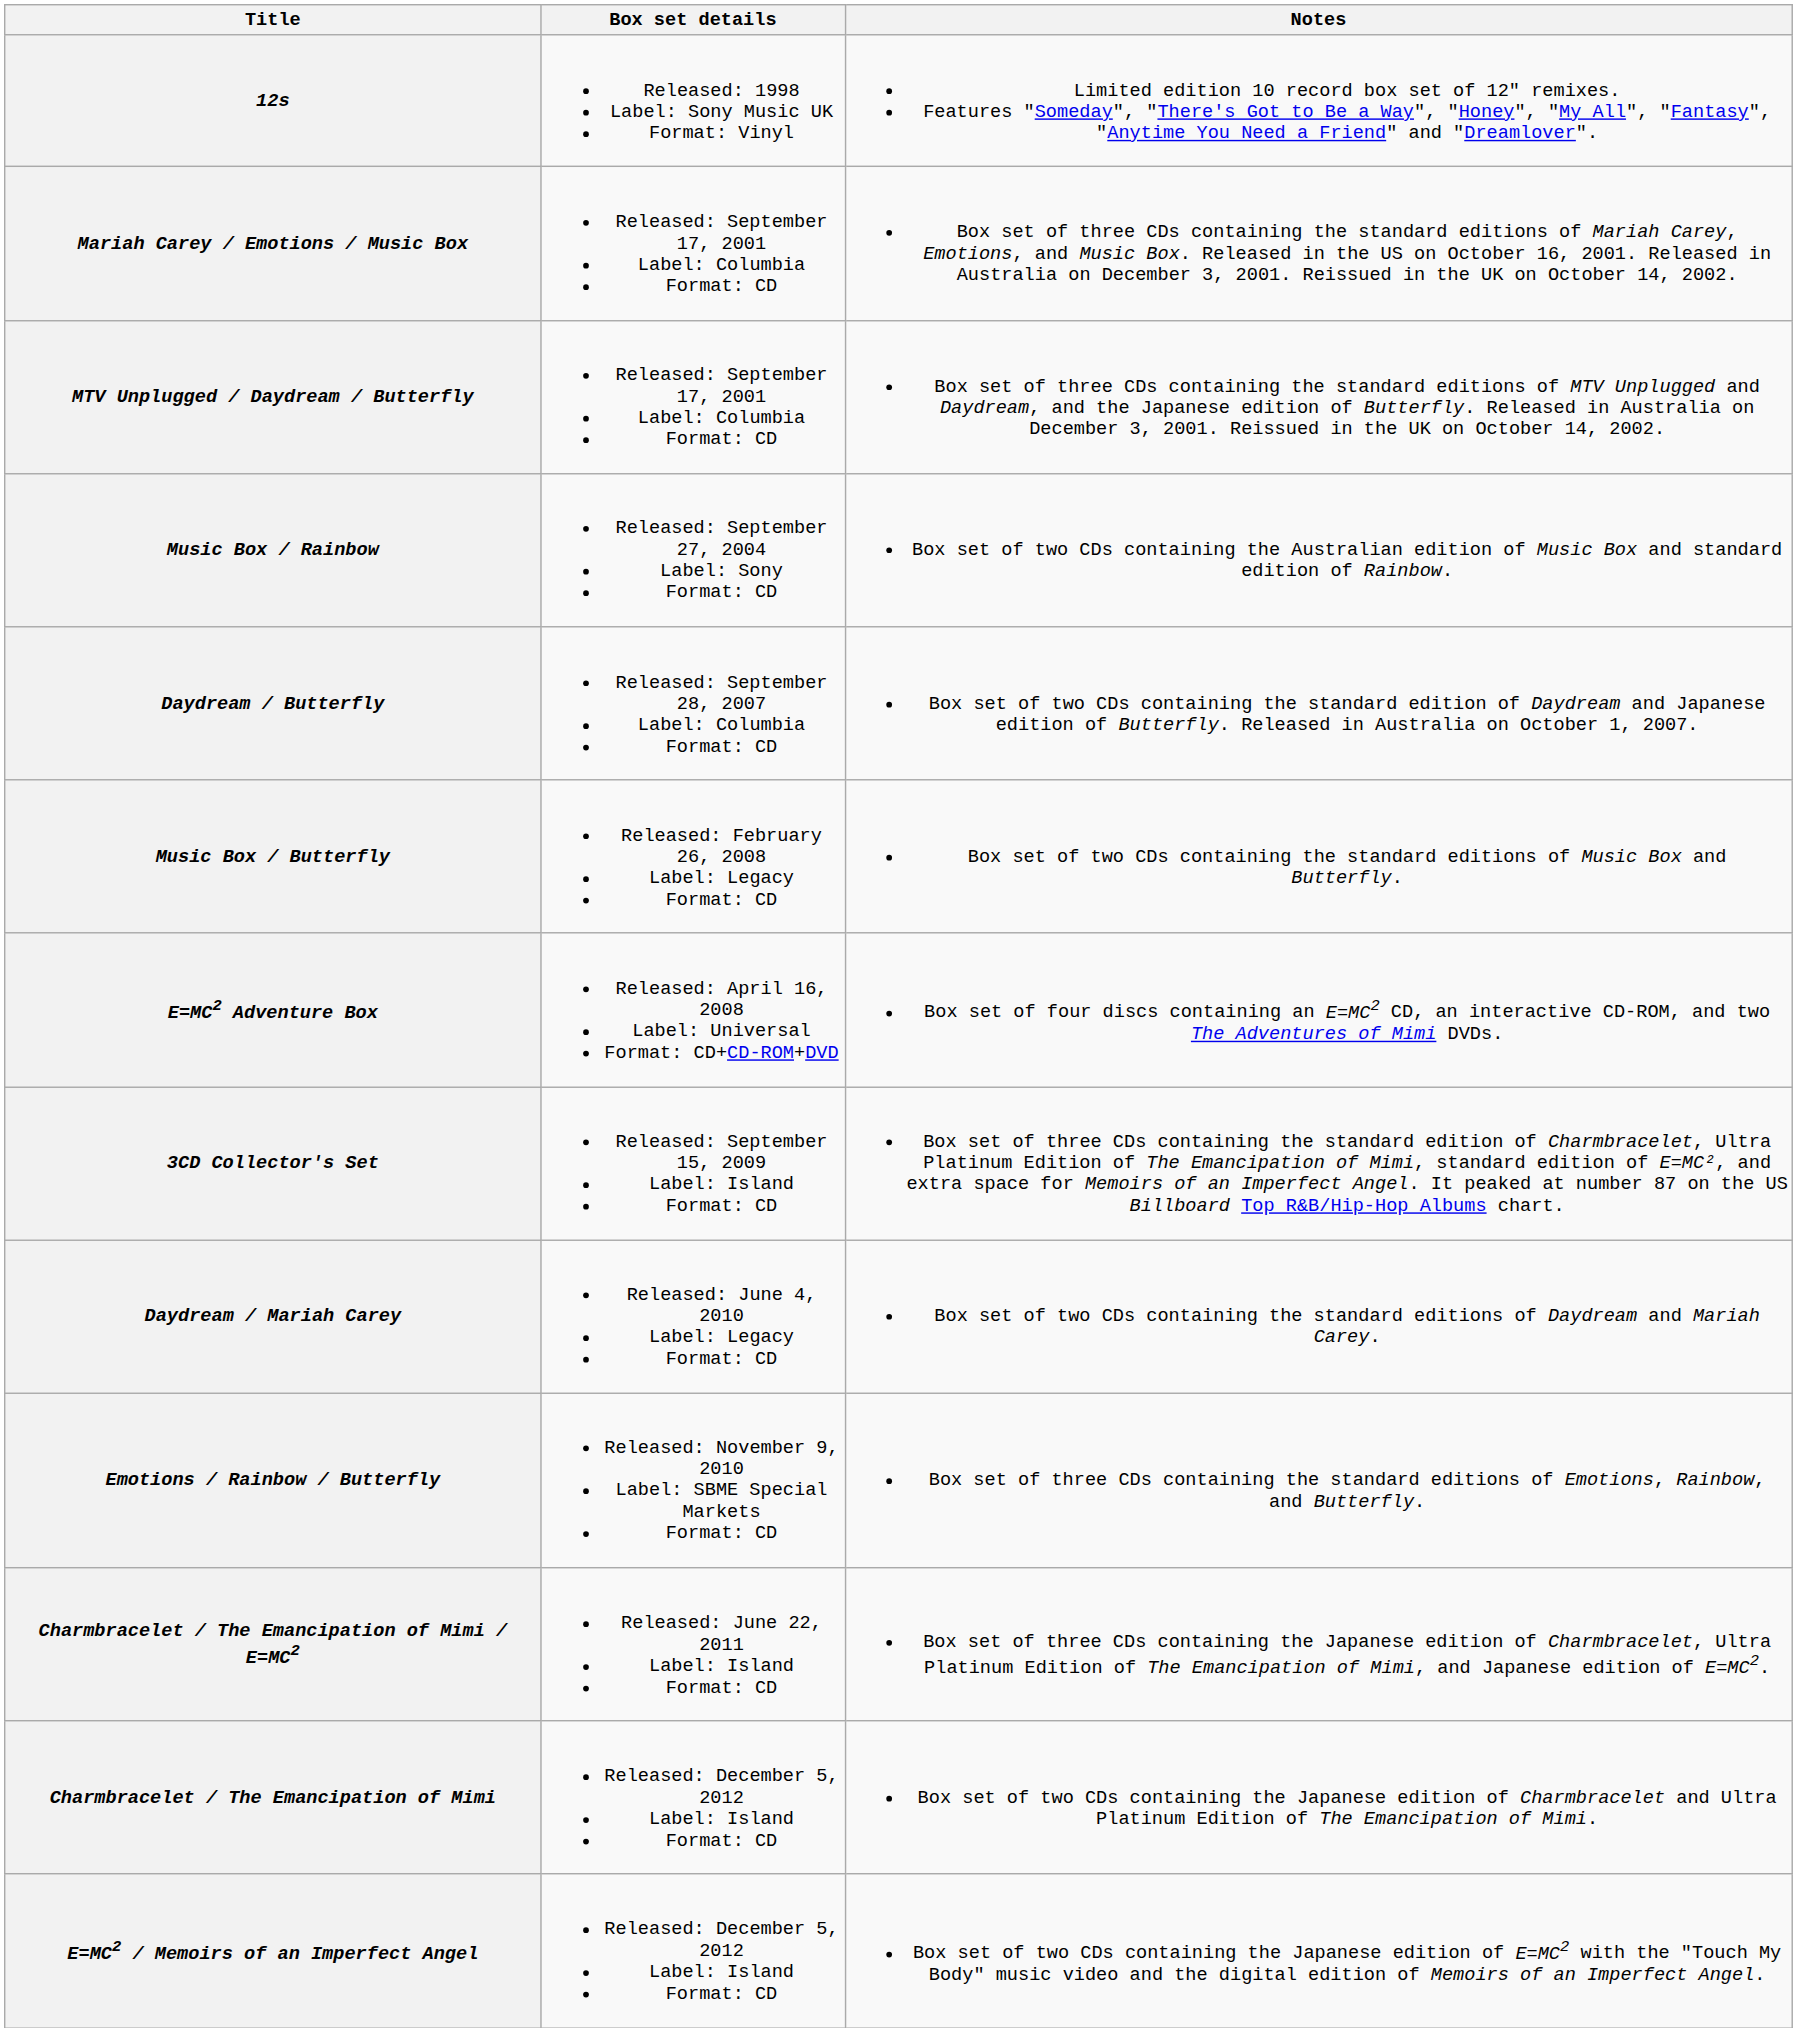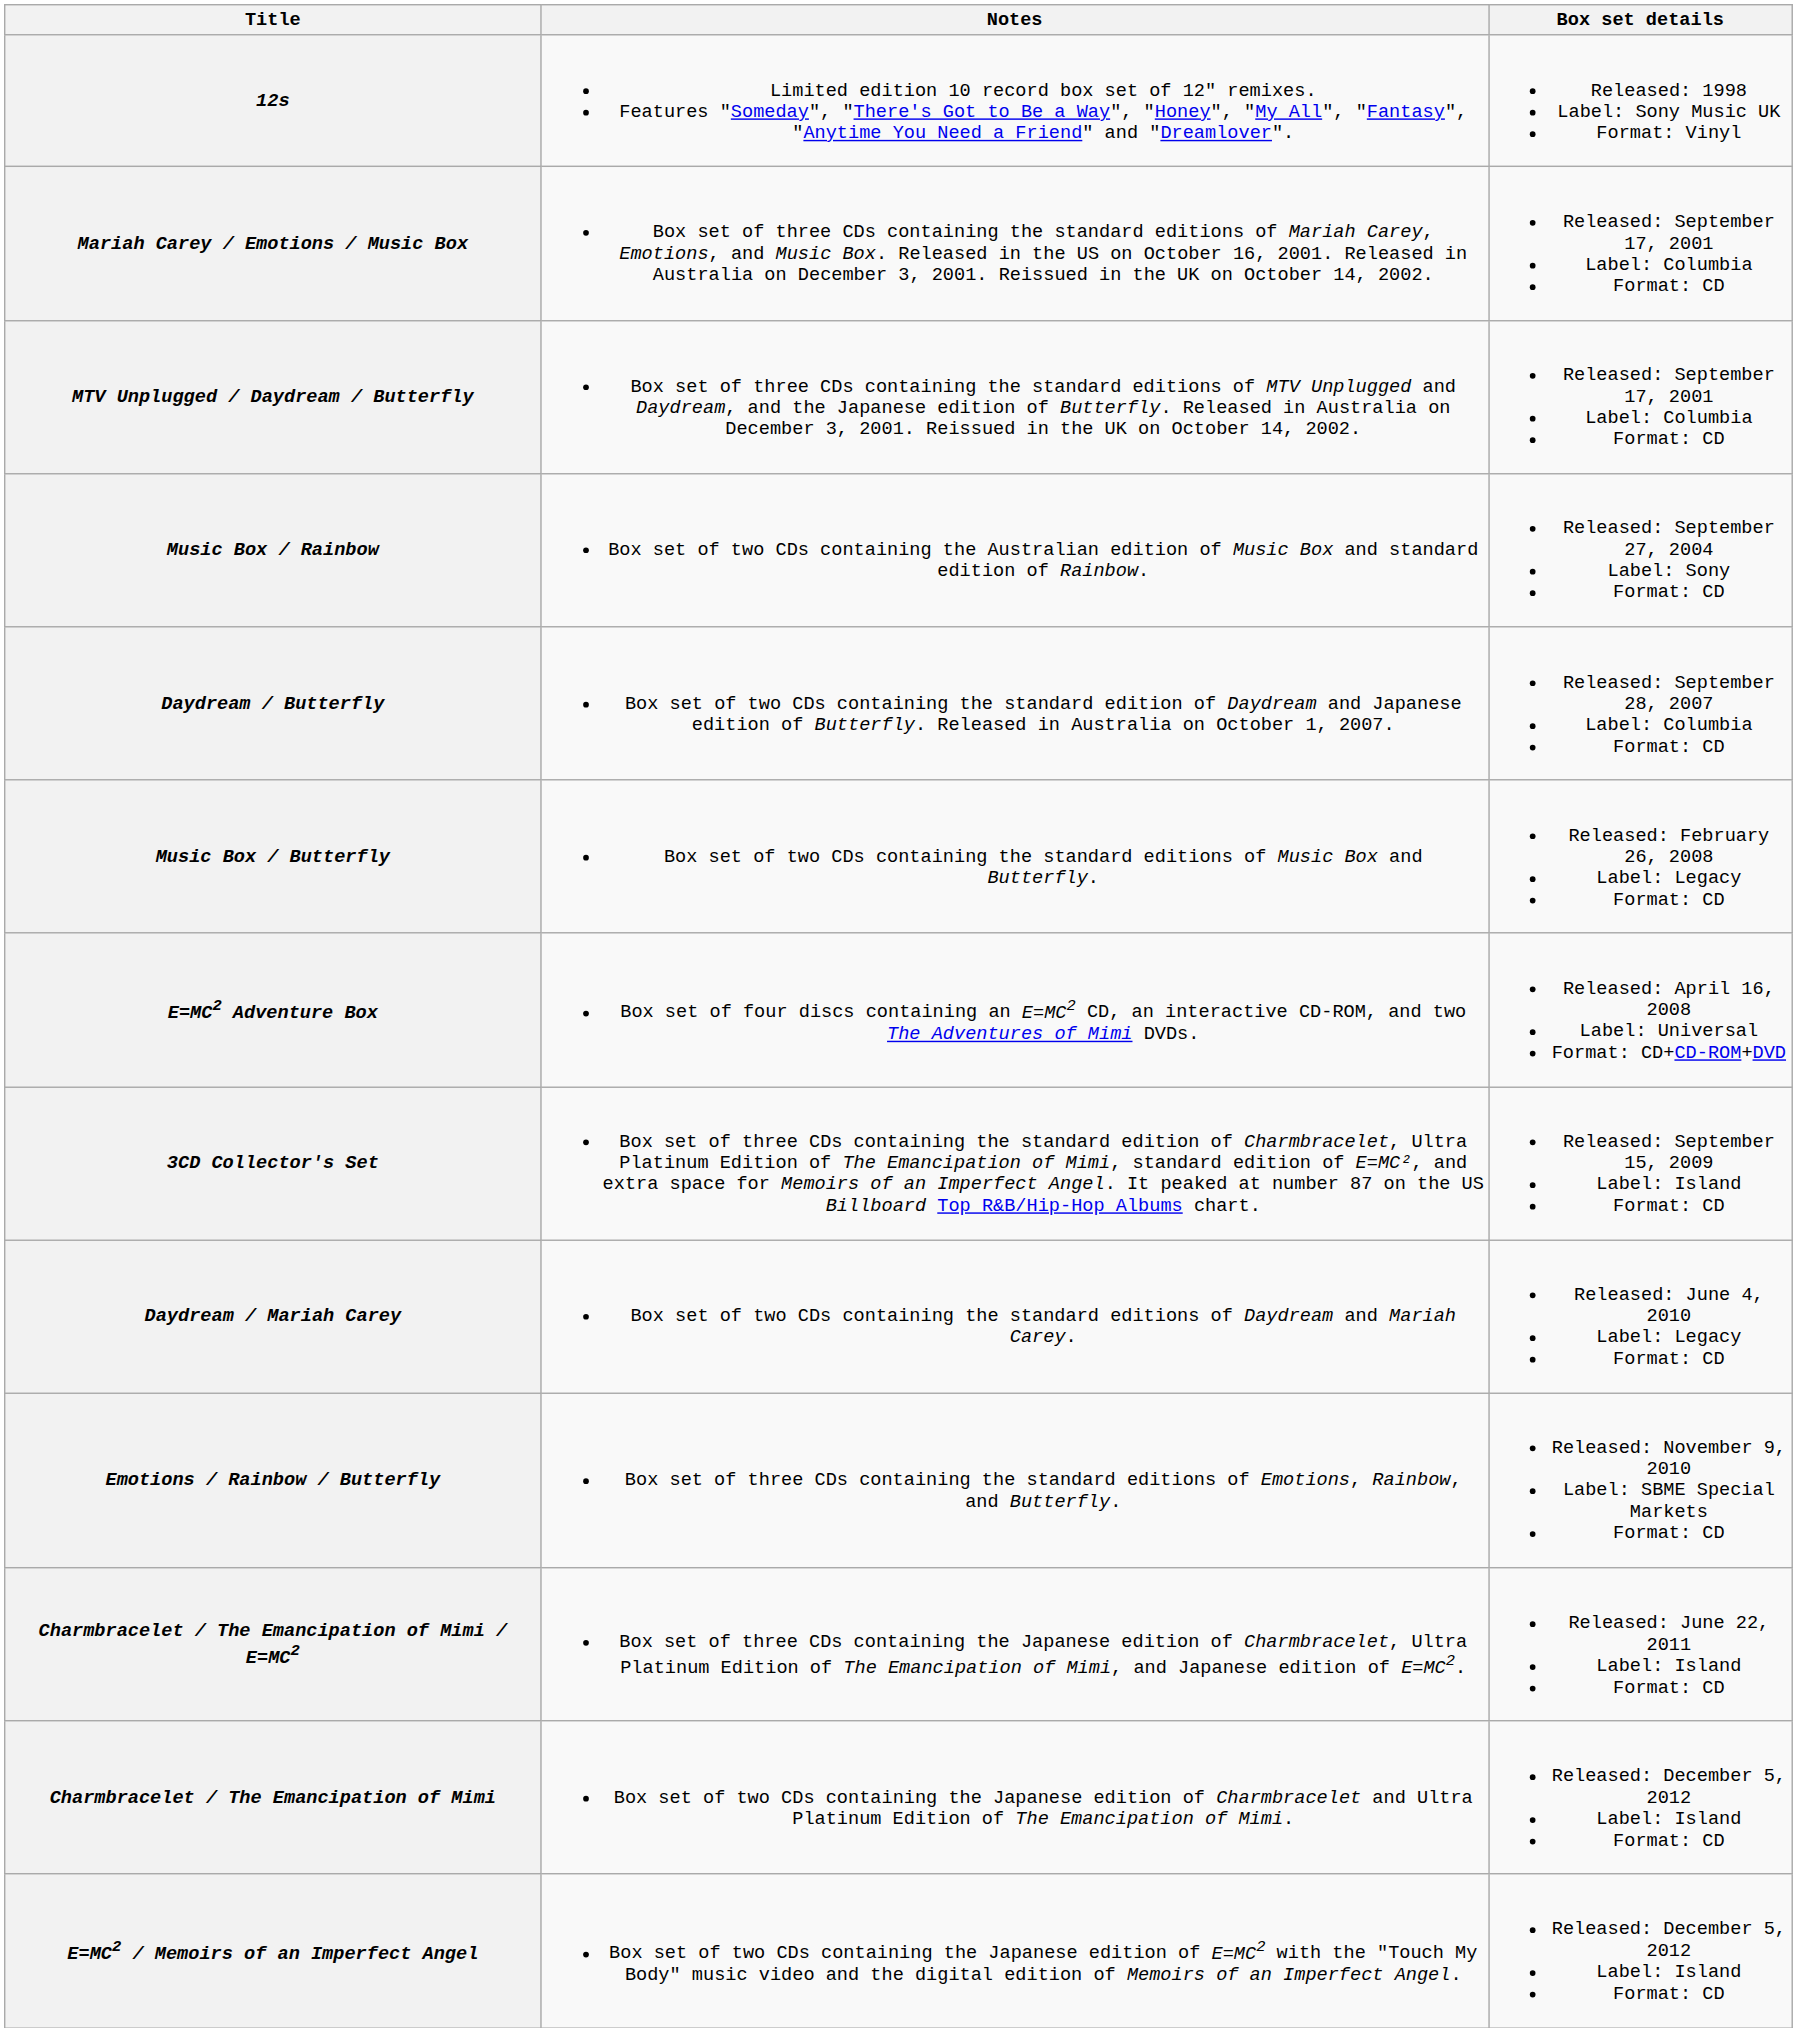columns swapped: (693, 20) <-> (1319, 20)
